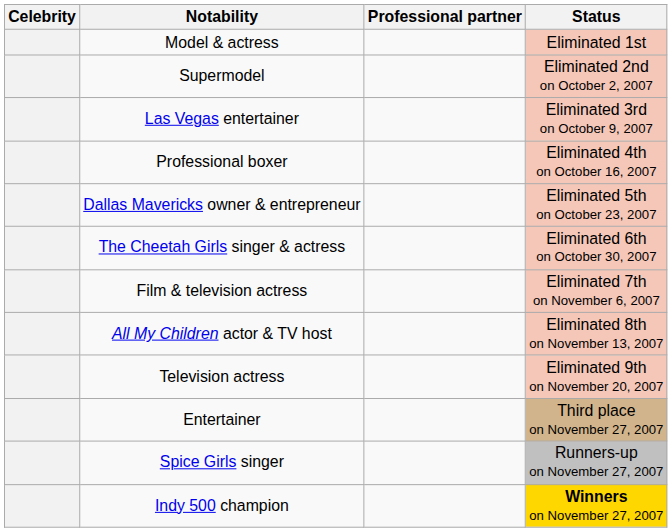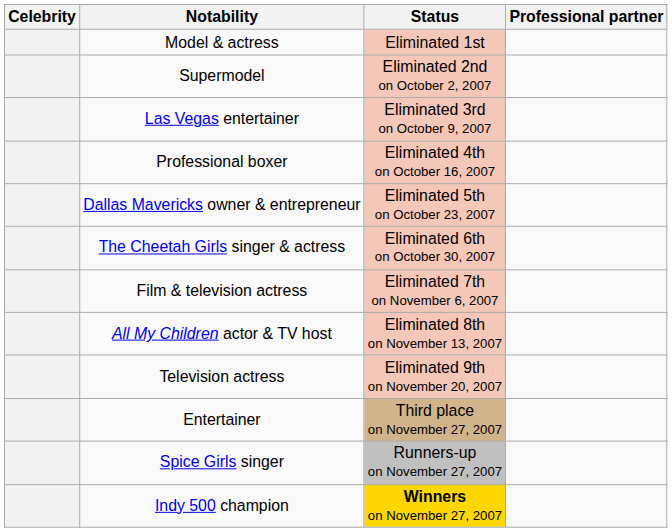columns swapped: (445, 17) <-> (596, 17)
